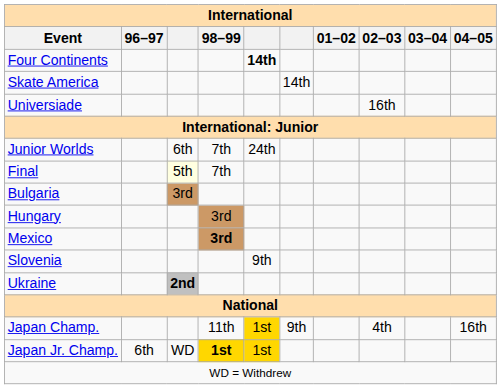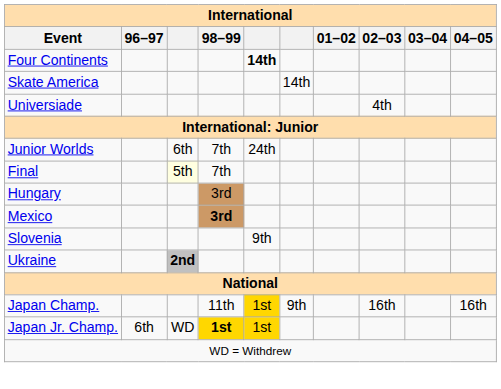(382, 104) 16th -> (382, 104) 4th
- row: (34, 194)
(382, 328) 4th -> (382, 305) 16th
